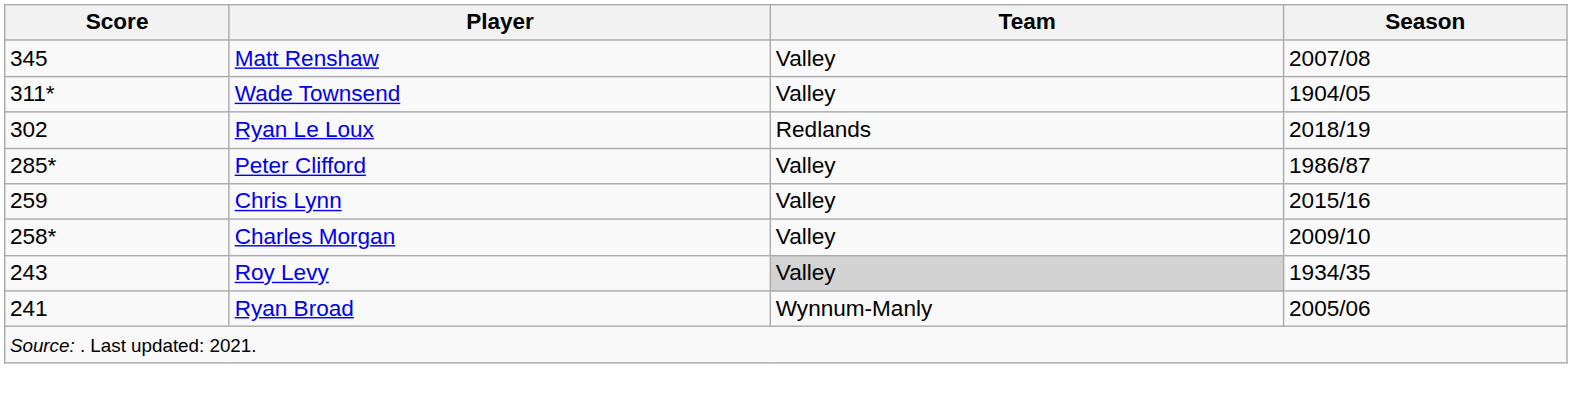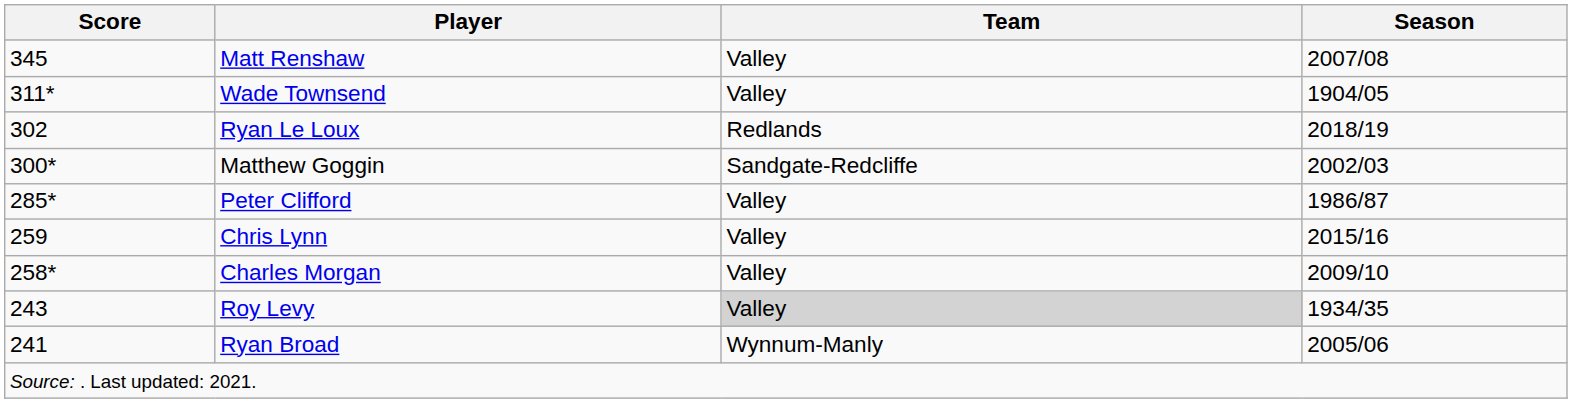+ row: (302, 165)
